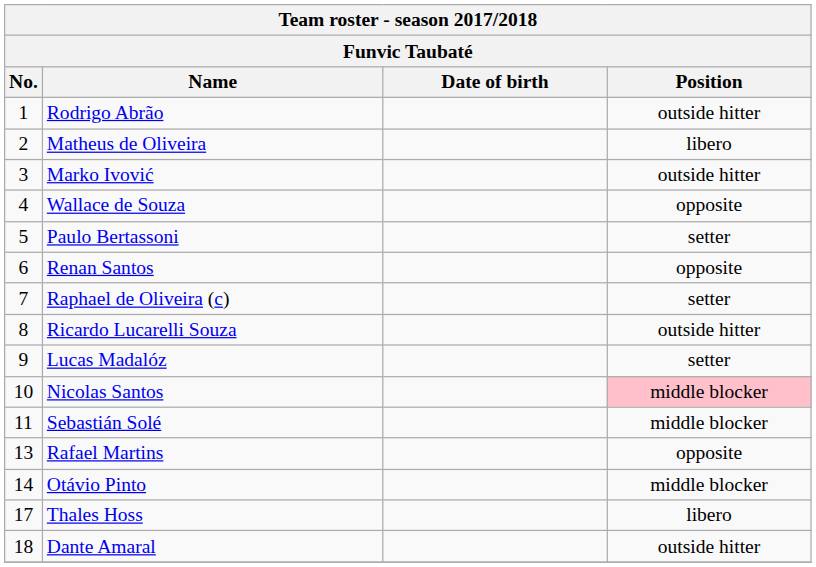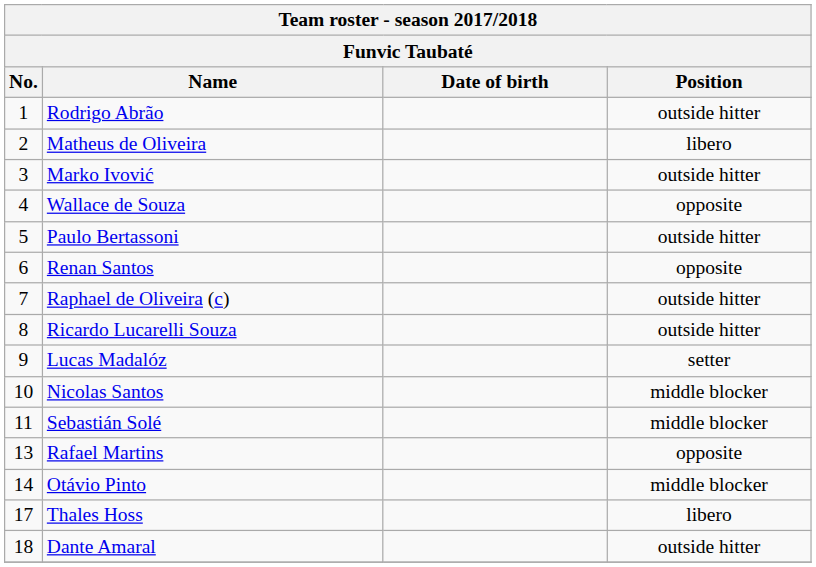(709, 236) setter -> (709, 236) outside hitter
(709, 298) setter -> (709, 298) outside hitter
(709, 391) pink background -> (709, 391) no background
